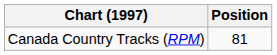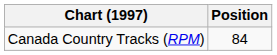(240, 38) 81 -> (240, 38) 84
